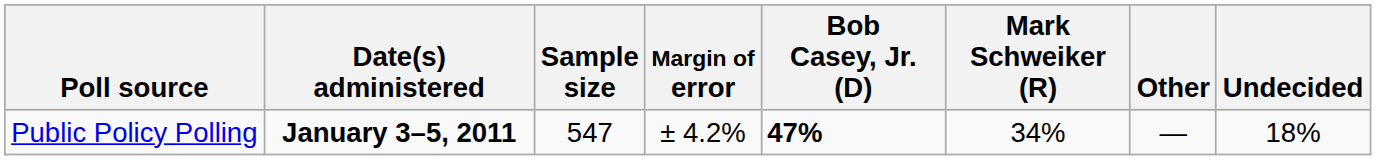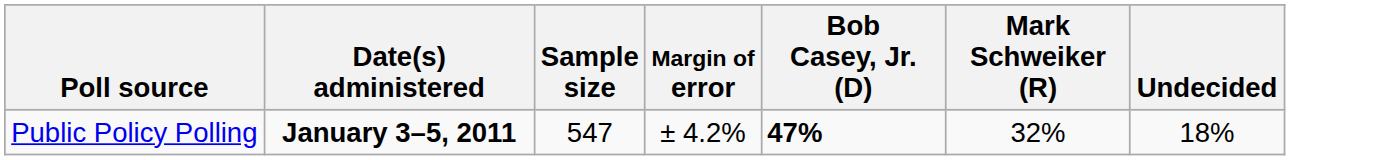- column: (1173, 88)
(1038, 131) 34% -> (1038, 131) 32%
